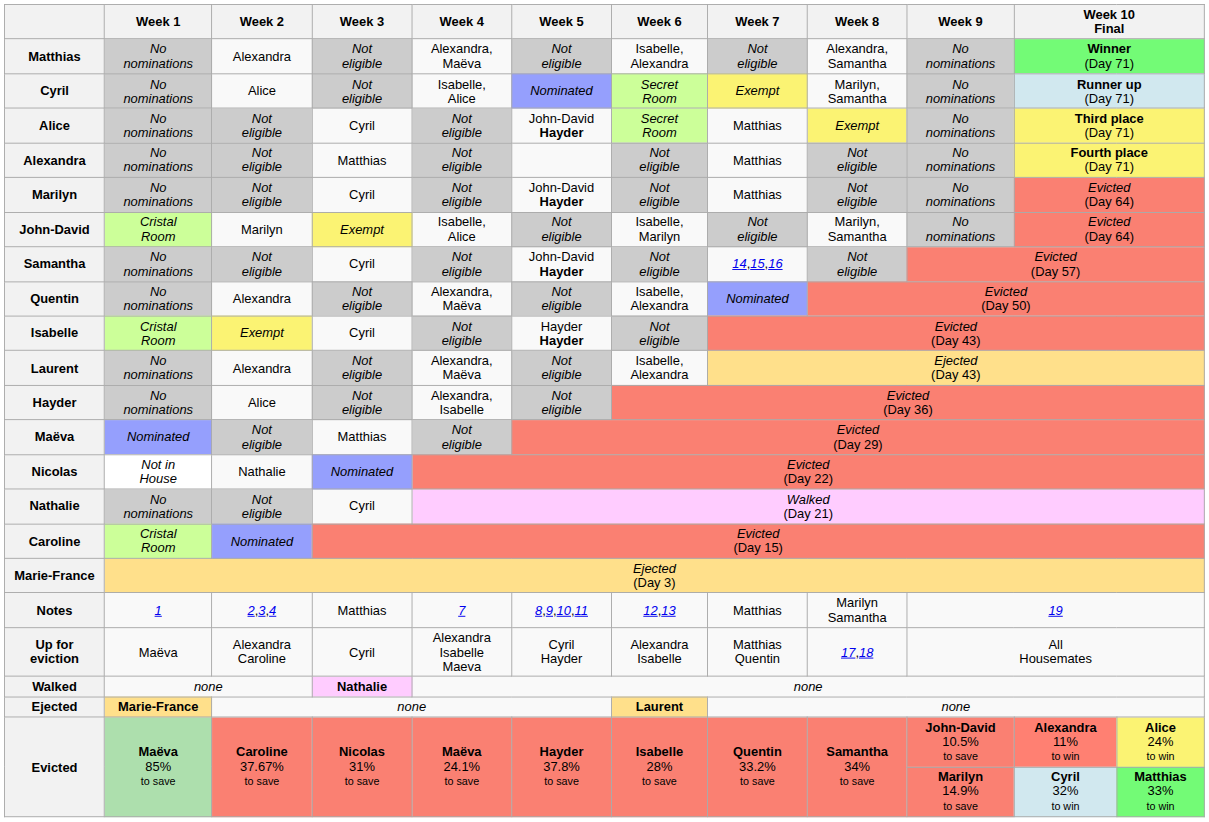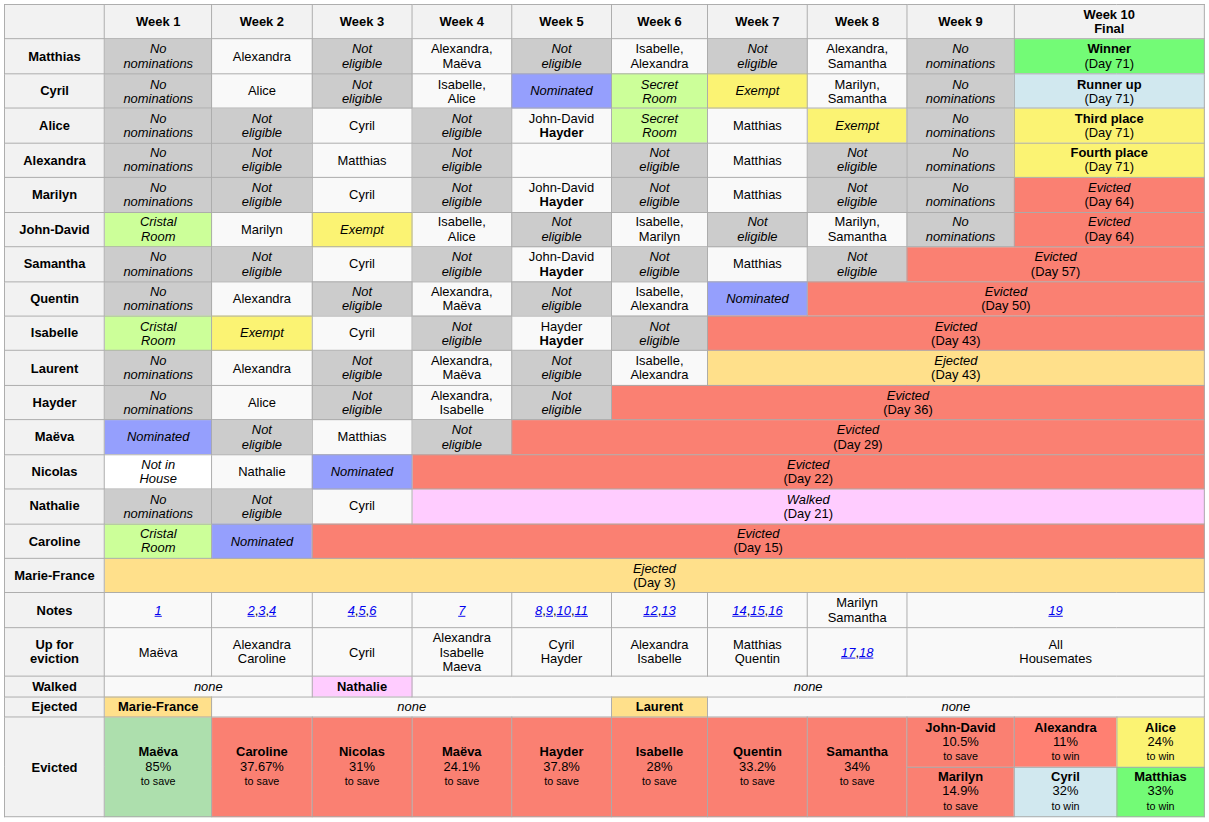(757, 264) 14,15,16 -> (757, 264) Matthias
(362, 610) Matthias -> (362, 610) 4,5,6
(757, 610) Matthias -> (757, 610) 14,15,16
